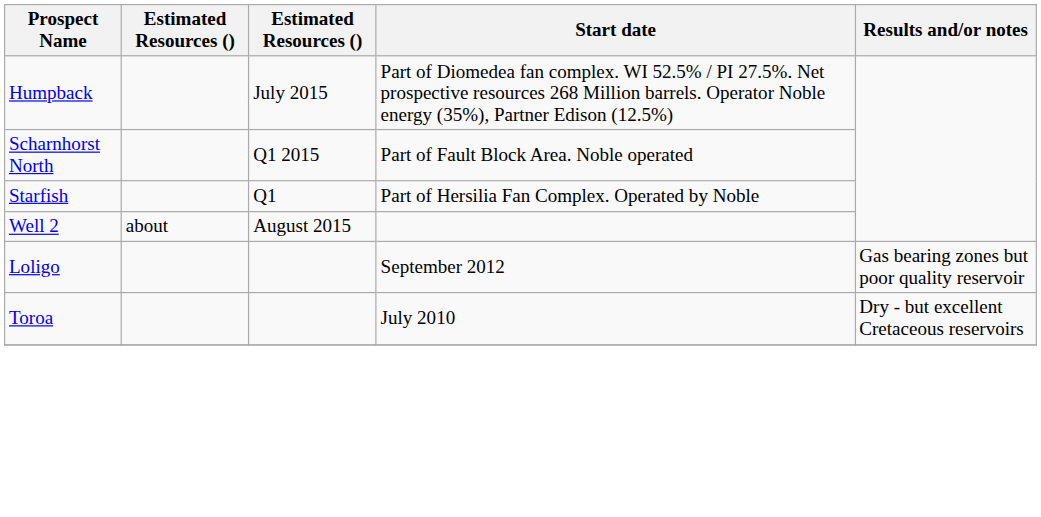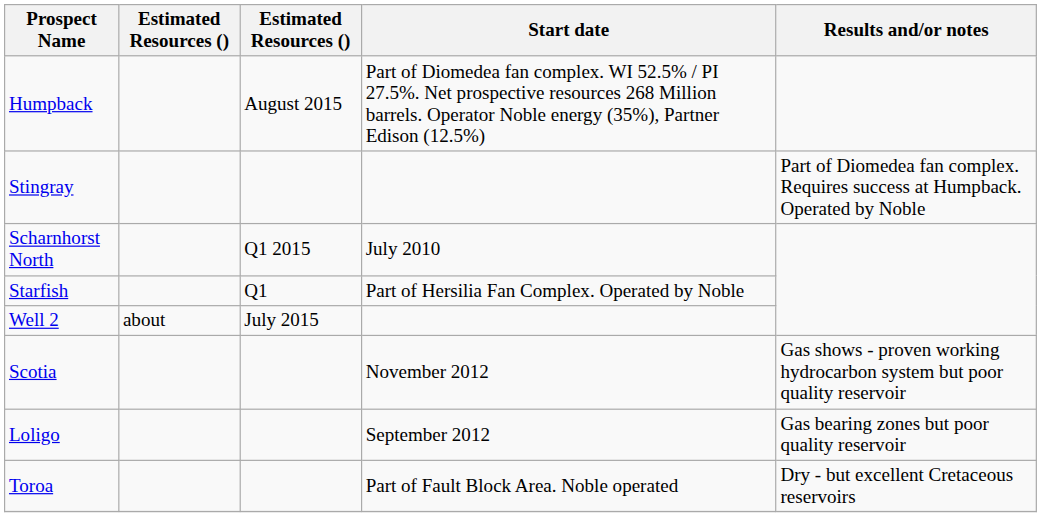(290, 92) July 2015 -> (293, 103) August 2015
+ row: (41, 187)
(537, 154) Part of Fault Block Area. Noble operated -> (403, 249) July 2010
(302, 226) August 2015 -> (282, 320) July 2015
+ row: (33, 372)
(418, 318) July 2010 -> (522, 486) Part of Fault Block Area. Noble operated
